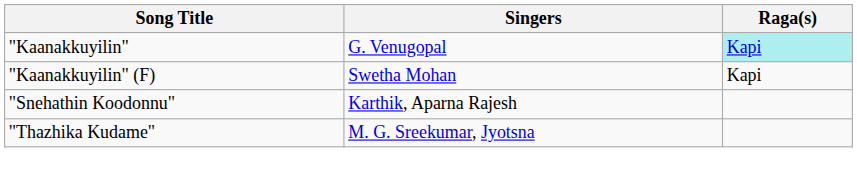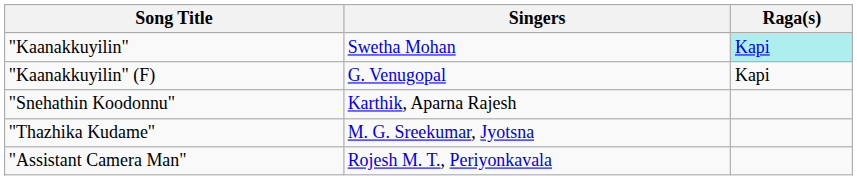(397, 47) G. Venugopal -> (402, 47) Swetha Mohan
(402, 75) Swetha Mohan -> (397, 75) G. Venugopal
+ row: (98, 160)
